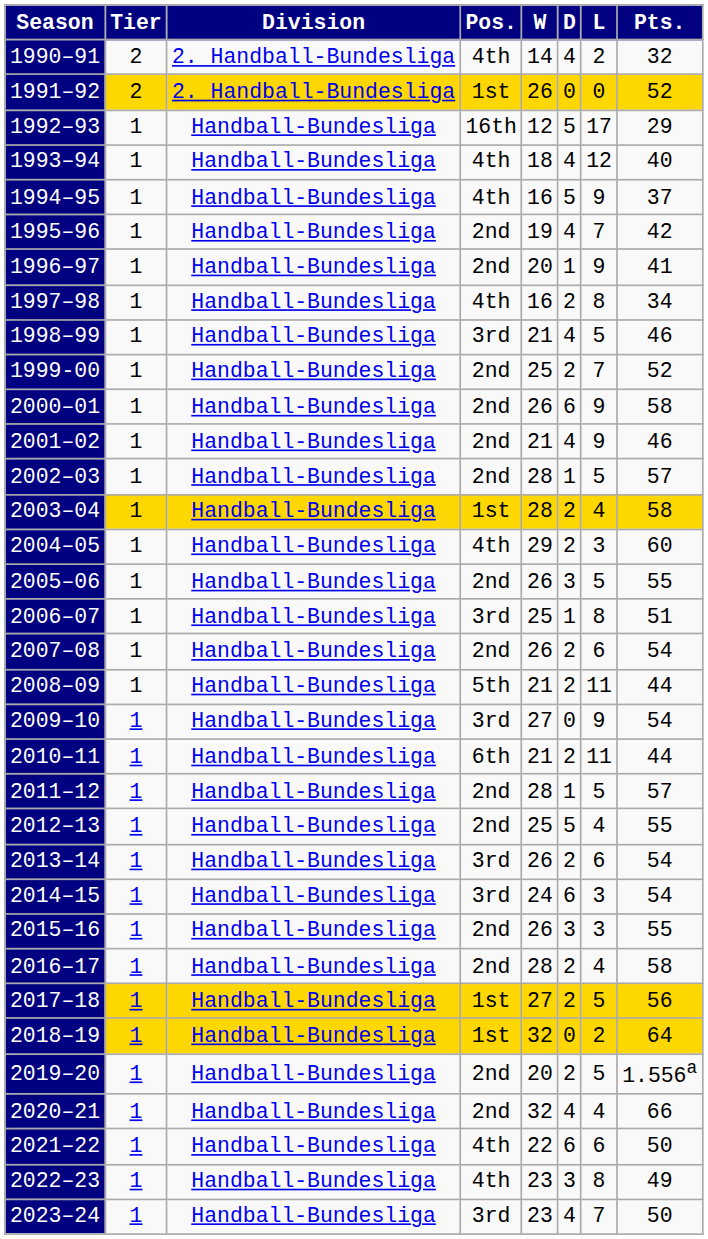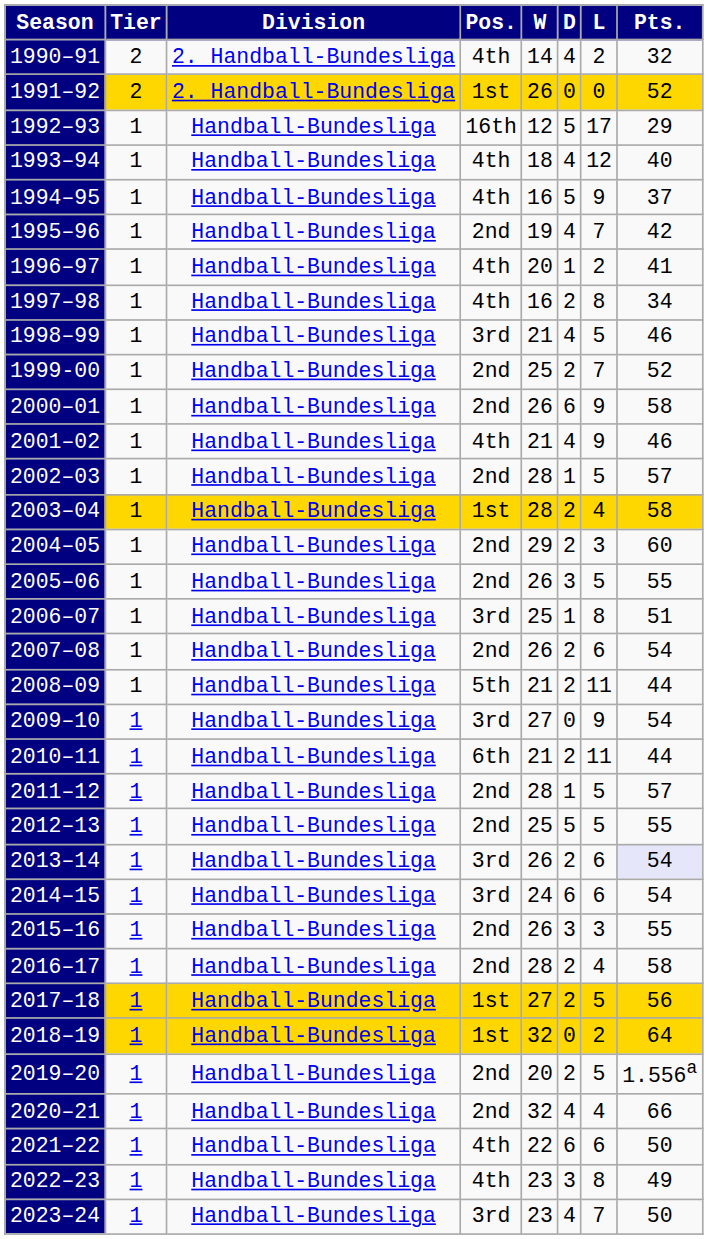(491, 267) 2nd -> (491, 267) 4th
(599, 267) 9 -> (599, 267) 2
(491, 442) 2nd -> (491, 442) 4th
(491, 547) 4th -> (491, 547) 2nd
(599, 826) 4 -> (599, 826) 5
(660, 861) no background -> (660, 861) lavender background
(599, 896) 3 -> (599, 896) 6
